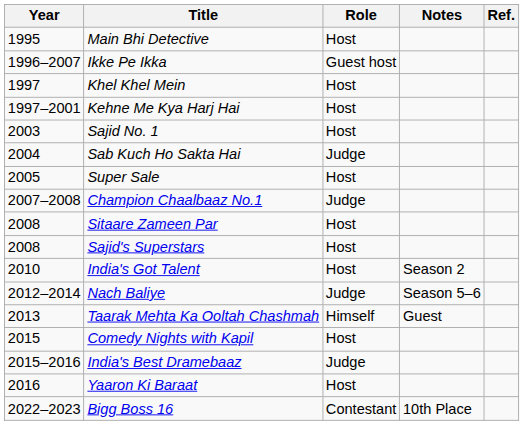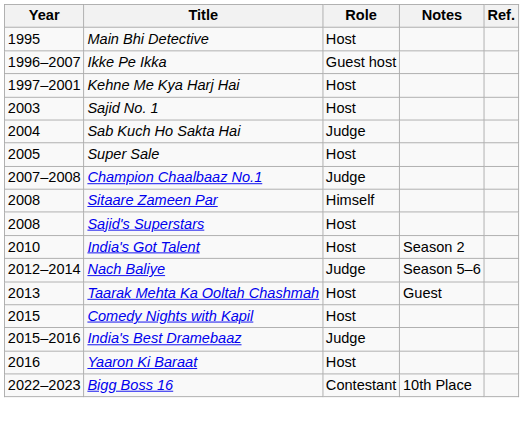- row: (136, 85)
(341, 223) Host -> (350, 200) Himself
(350, 316) Himself -> (341, 293) Host
